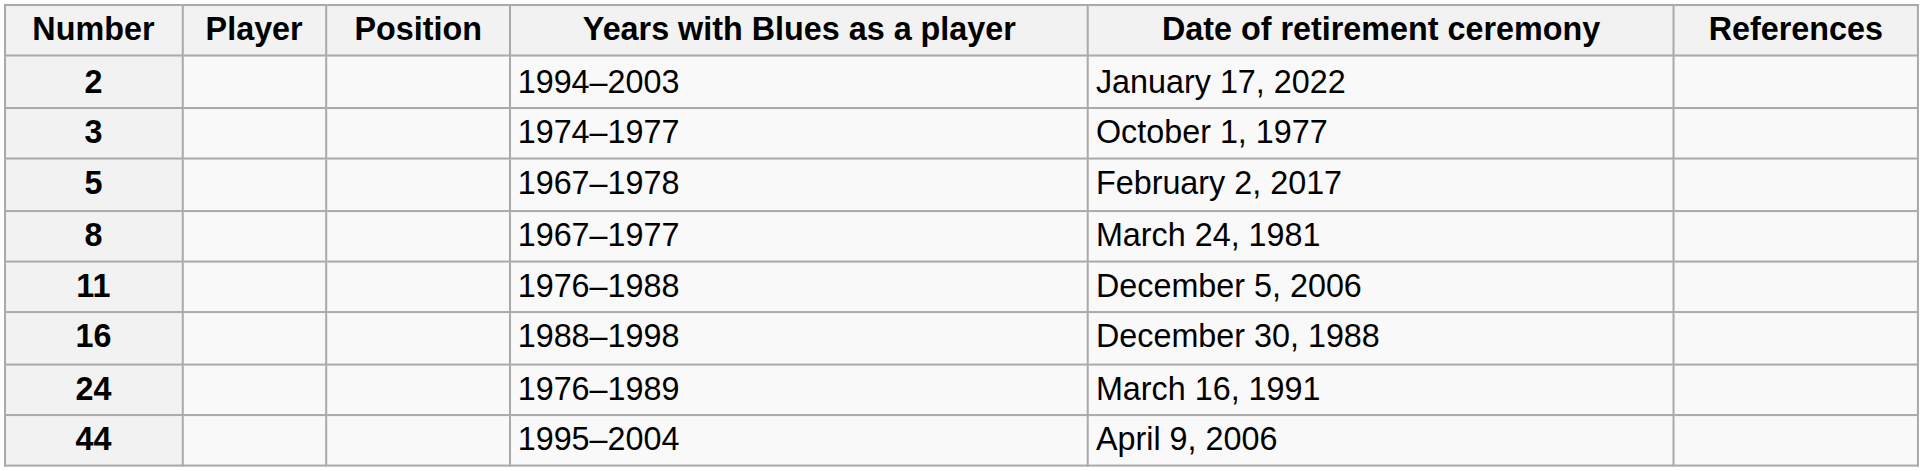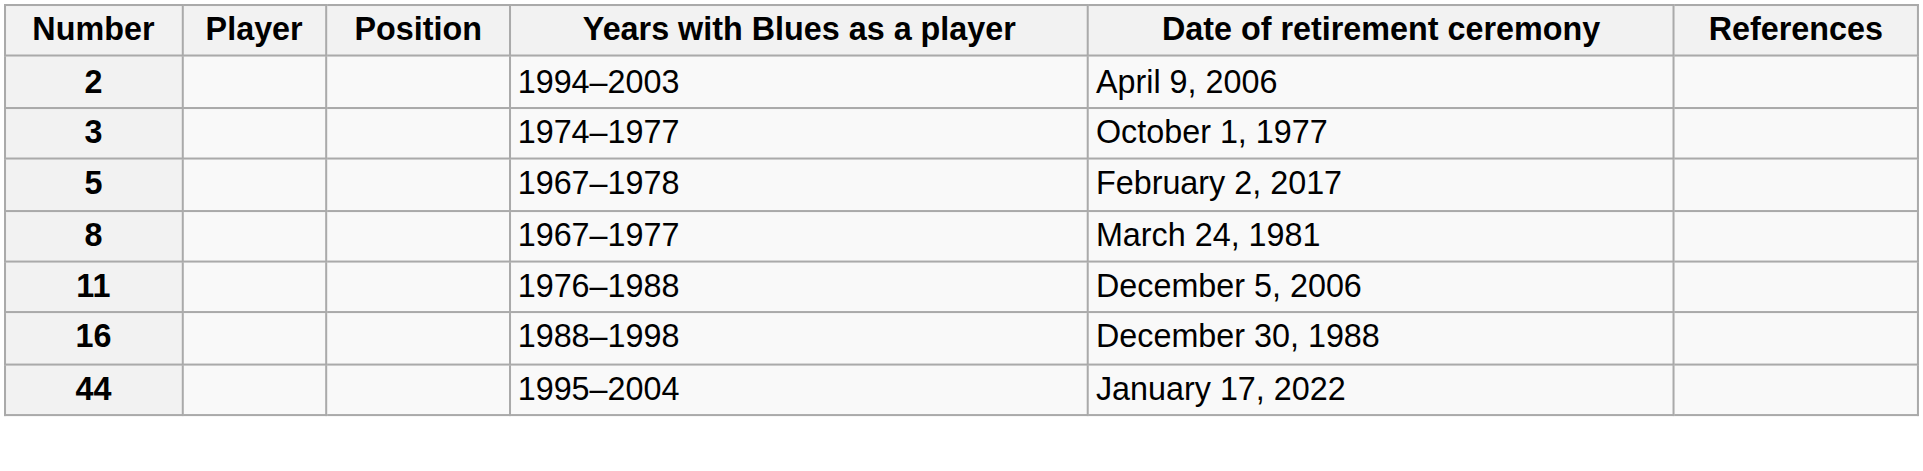(1221, 81) January 17, 2022 -> (1187, 81) April 9, 2006
- row: (93, 388)
(1187, 440) April 9, 2006 -> (1221, 388) January 17, 2022
